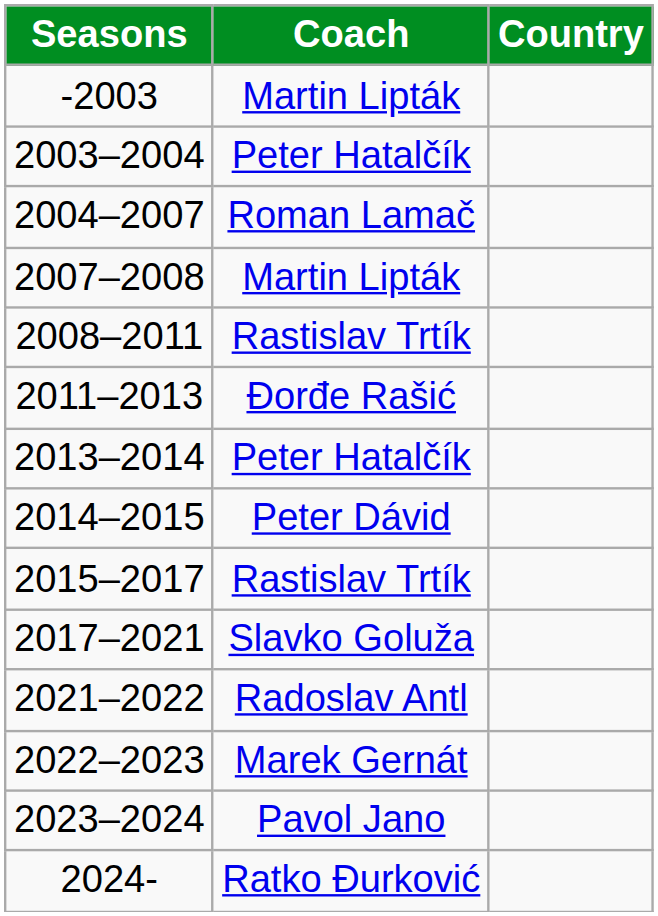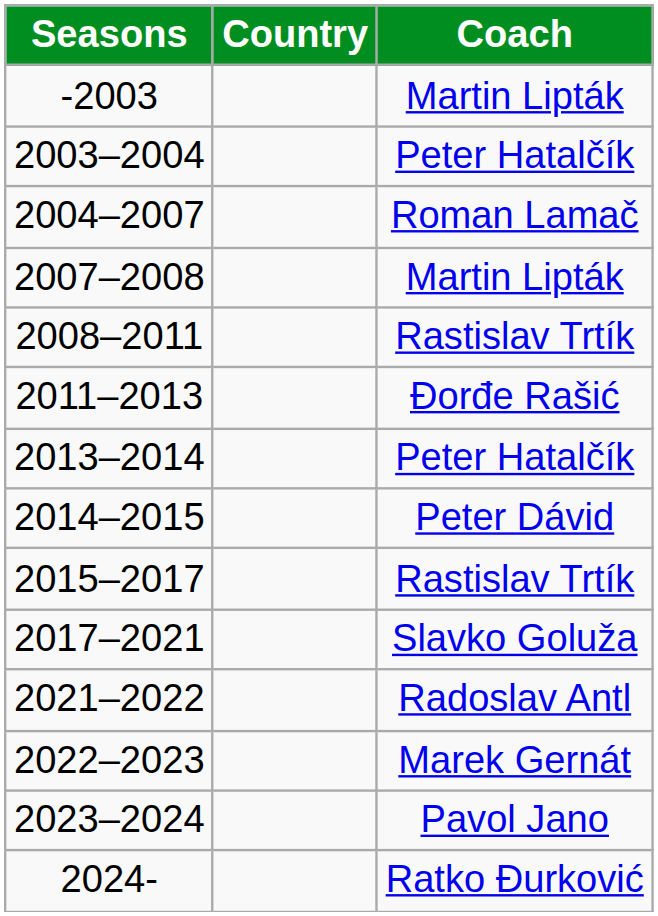columns swapped: (351, 34) <-> (571, 34)
